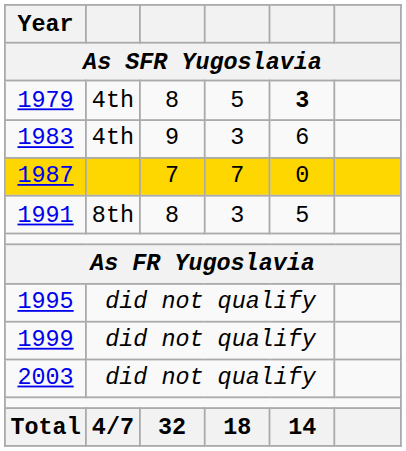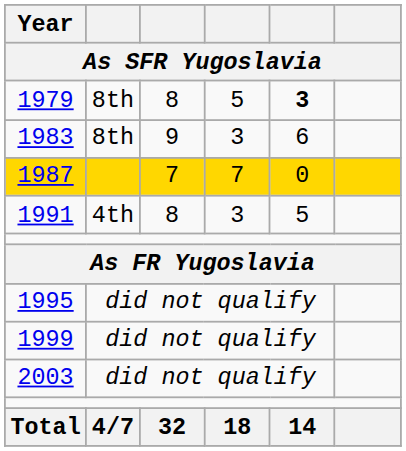(113, 100) 4th -> (113, 100) 8th
(113, 138) 4th -> (113, 138) 8th
(113, 215) 8th -> (113, 215) 4th
